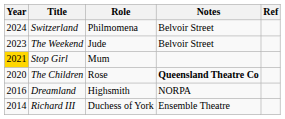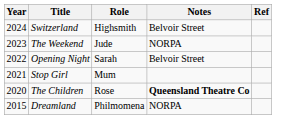(113, 28) Philmomena -> (115, 28) Highsmith
(186, 43) Belvoir Street -> (165, 43) NORPA
+ row: (60, 59)
(17, 59) gold background -> (17, 75) no background
(17, 91) 2016 -> (17, 106) 2015
(109, 91) Highsmith -> (119, 106) Philmomena
- row: (53, 106)
